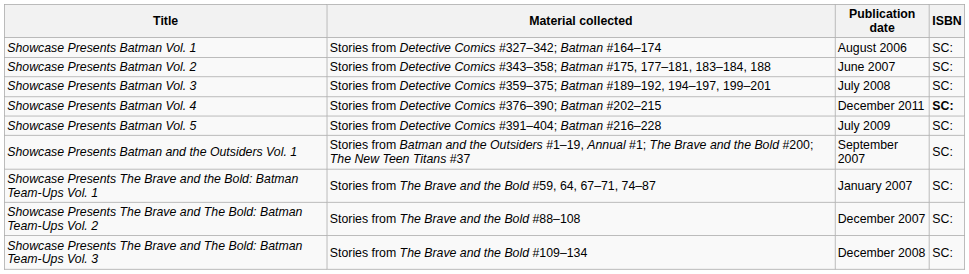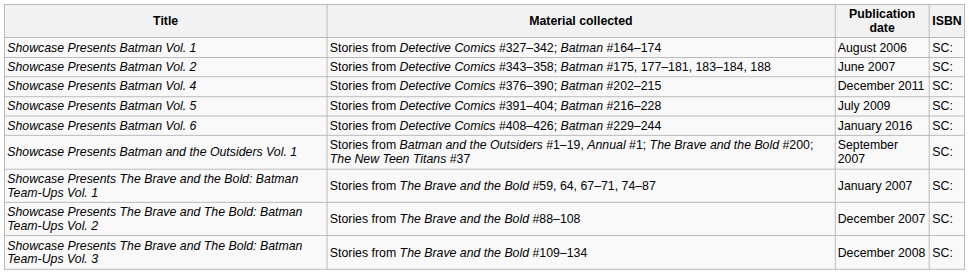- row: (102, 86)
(943, 106) bold -> (943, 86) normal
+ row: (102, 125)
